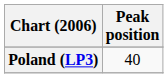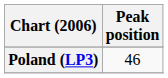(133, 60) 40 -> (133, 60) 46
